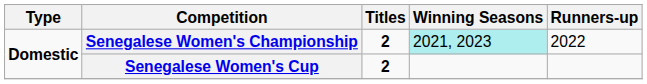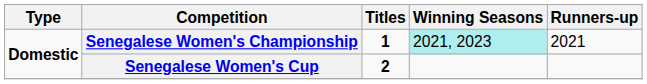(385, 42) 2 -> (385, 42) 1
(568, 42) 2022 -> (568, 42) 2021
